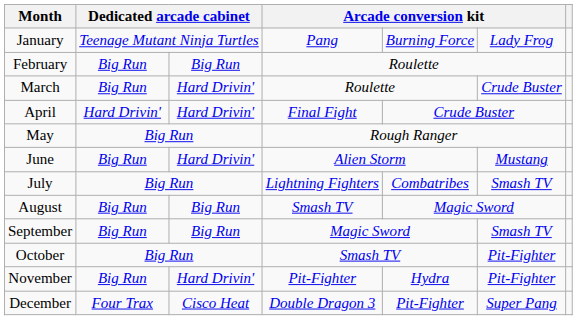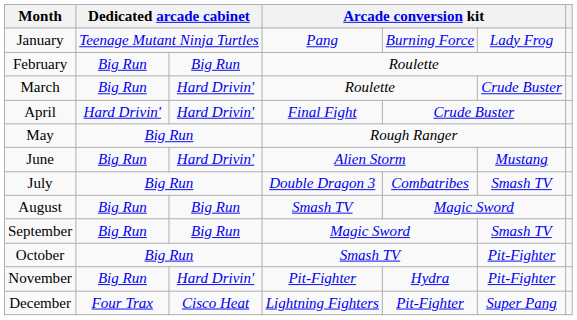(322, 183) Lightning Fighters -> (322, 183) Double Dragon 3
(322, 302) Double Dragon 3 -> (322, 302) Lightning Fighters
